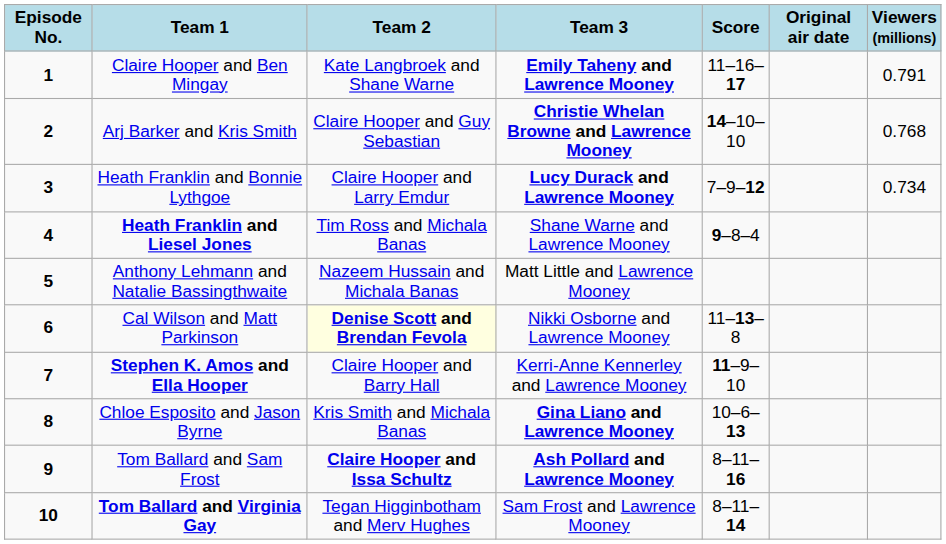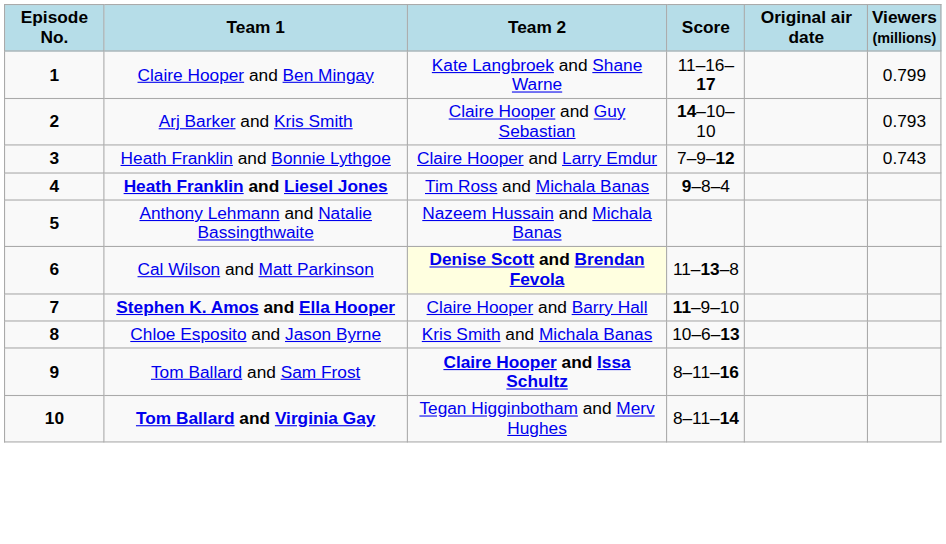- column: (599, 27)
(904, 74) 0.791 -> (904, 74) 0.799
(904, 131) 0.768 -> (904, 121) 0.793
(904, 187) 0.734 -> (904, 158) 0.743
